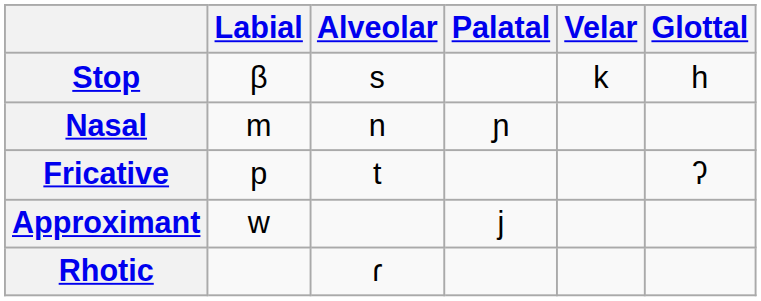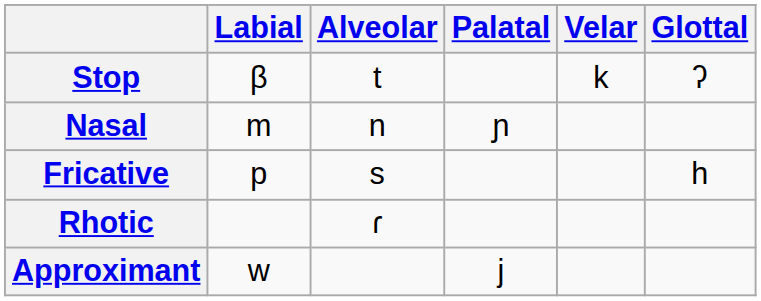(377, 77) s -> (377, 77) t
(700, 77) h -> (700, 77) ʔ
(377, 174) t -> (377, 174) s
(700, 174) ʔ -> (700, 174) h
rows swapped: (106, 271) <-> (106, 222)
